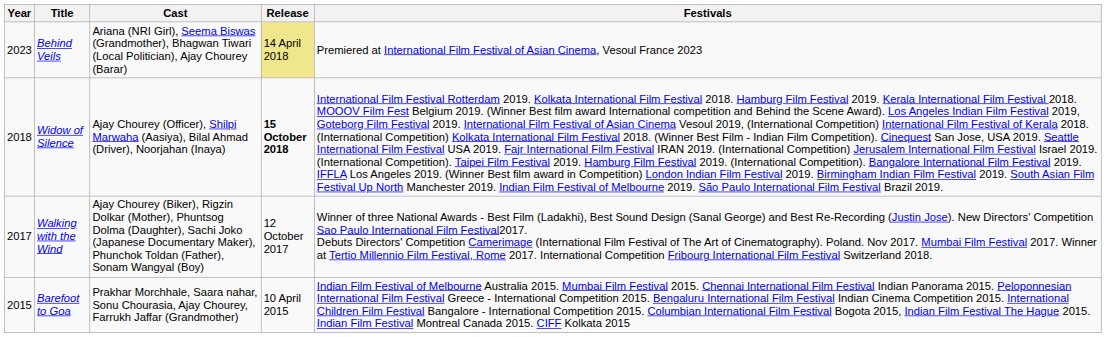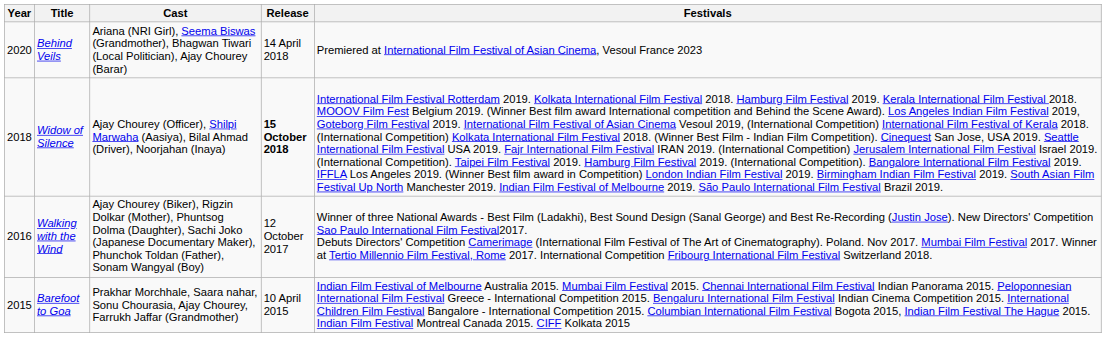(19, 50) 2023 -> (19, 50) 2020
(282, 50) khaki background -> (282, 50) no background
(19, 236) 2017 -> (19, 236) 2016
